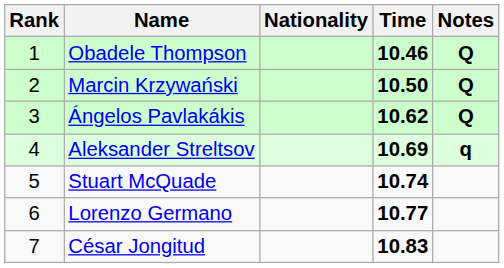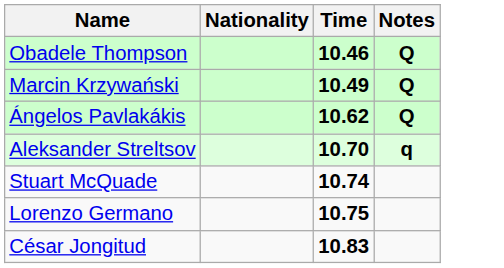- column: (34, 20)
(403, 85) 10.50 -> (344, 85) 10.49
(403, 149) 10.69 -> (344, 149) 10.70
(403, 213) 10.77 -> (344, 213) 10.75
